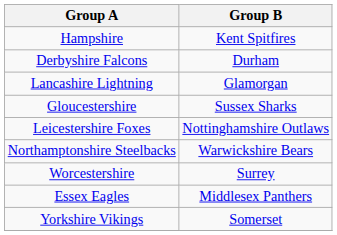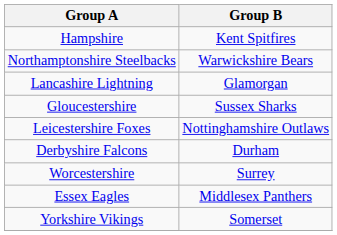rows swapped: (92, 60) <-> (92, 151)
